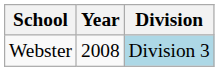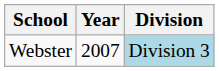(100, 50) 2008 -> (100, 50) 2007
